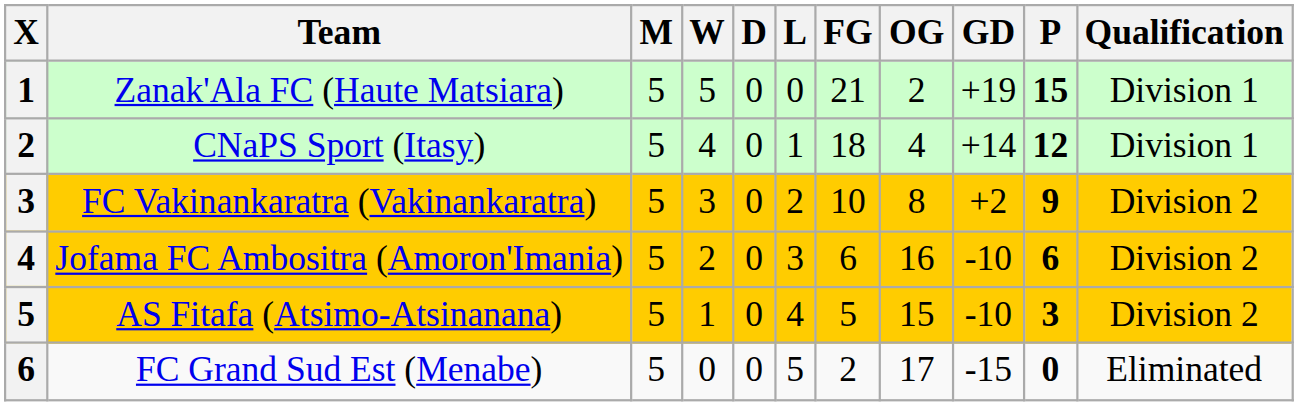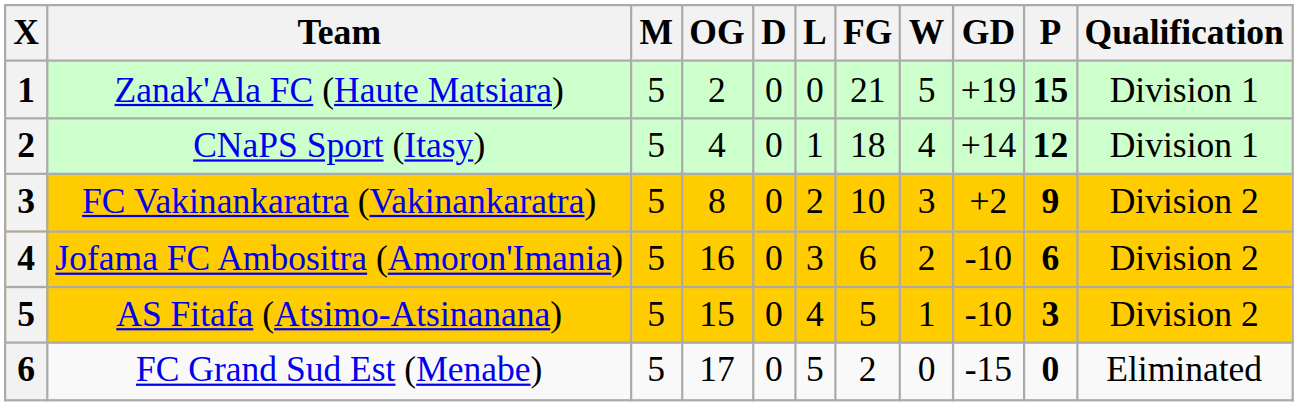columns swapped: (707, 32) <-> (917, 32)
